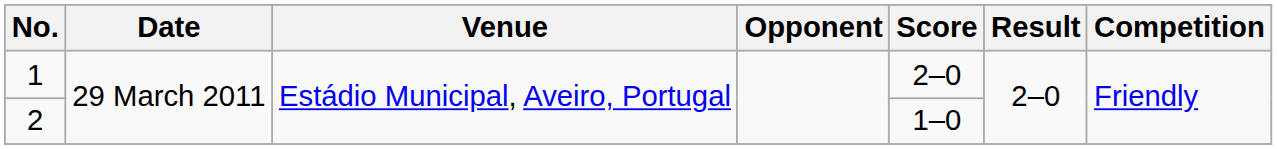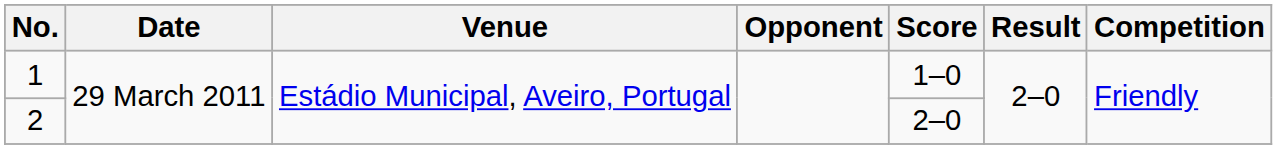(937, 74) 2–0 -> (937, 74) 1–0
(937, 120) 1–0 -> (937, 120) 2–0
